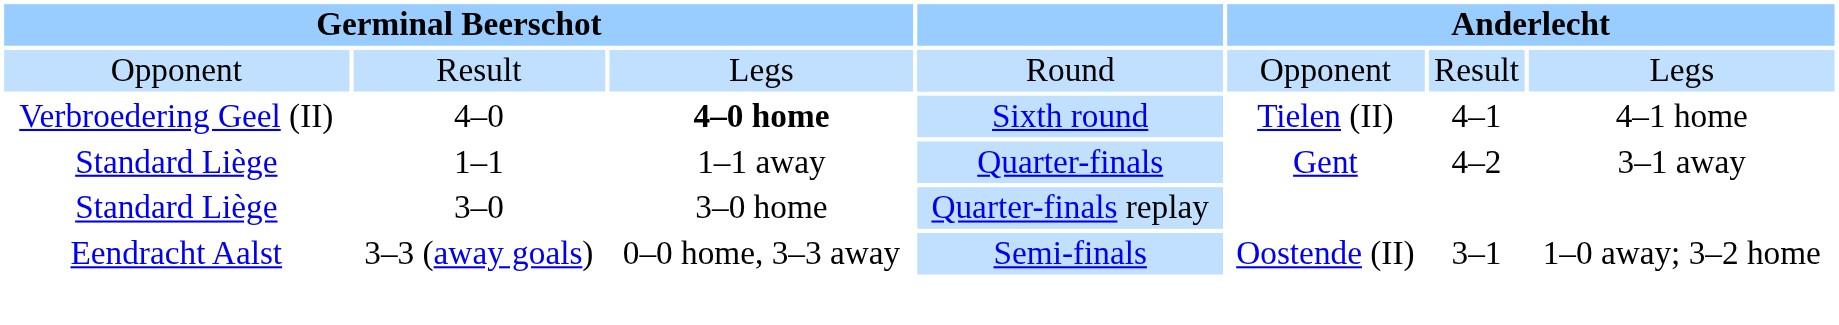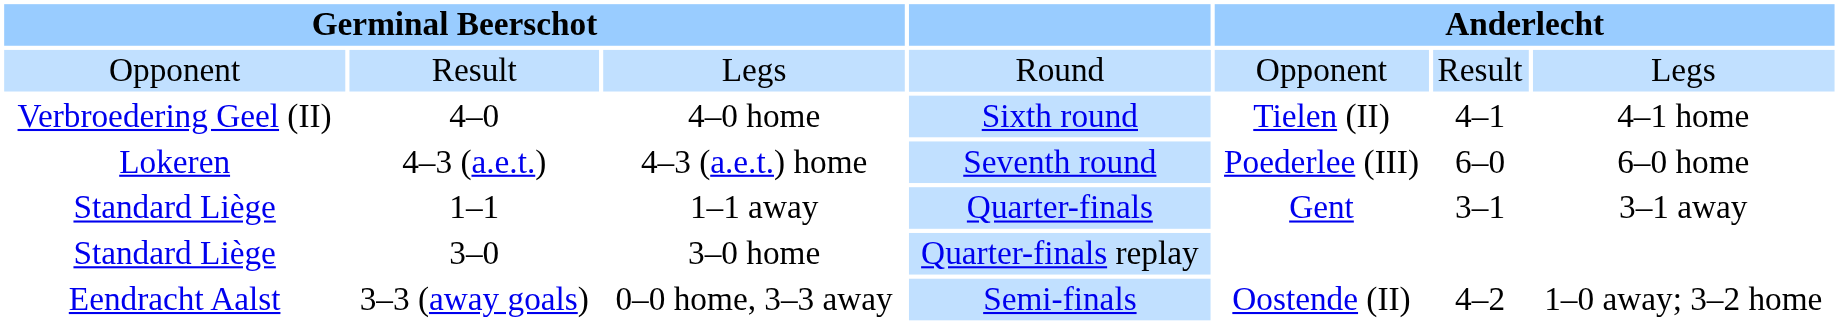(761, 115) bold -> (754, 115) normal
+ row: (474, 161)
(1477, 161) 4–2 -> (1480, 207) 3–1
(1477, 253) 3–1 -> (1480, 298) 4–2
